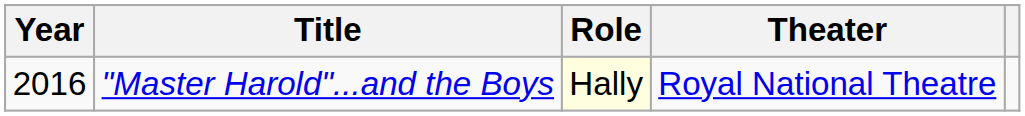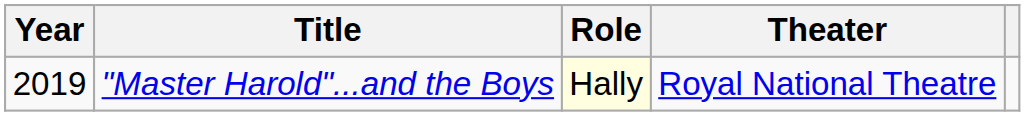(50, 83) 2016 -> (50, 83) 2019
